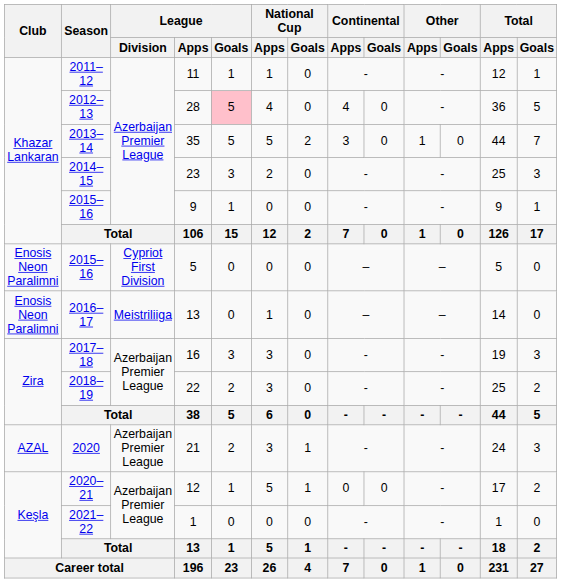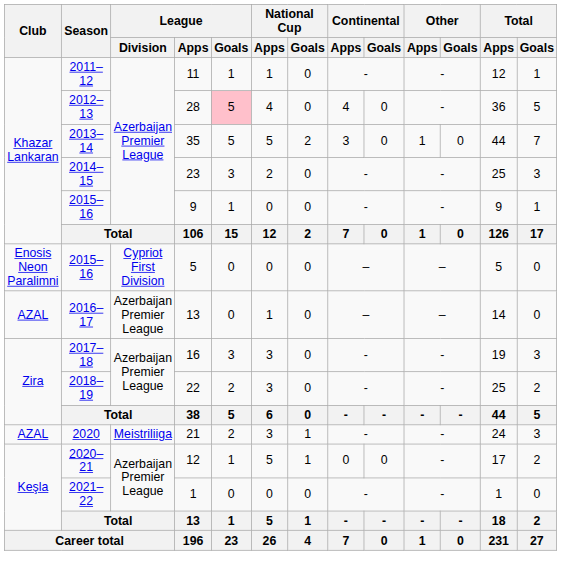(33, 314) Enosis Neon Paralimni -> (33, 314) AZAL
(143, 314) Meistriliiga -> (143, 314) Azerbaijan Premier League
(143, 448) Azerbaijan Premier League -> (143, 434) Meistriliiga
